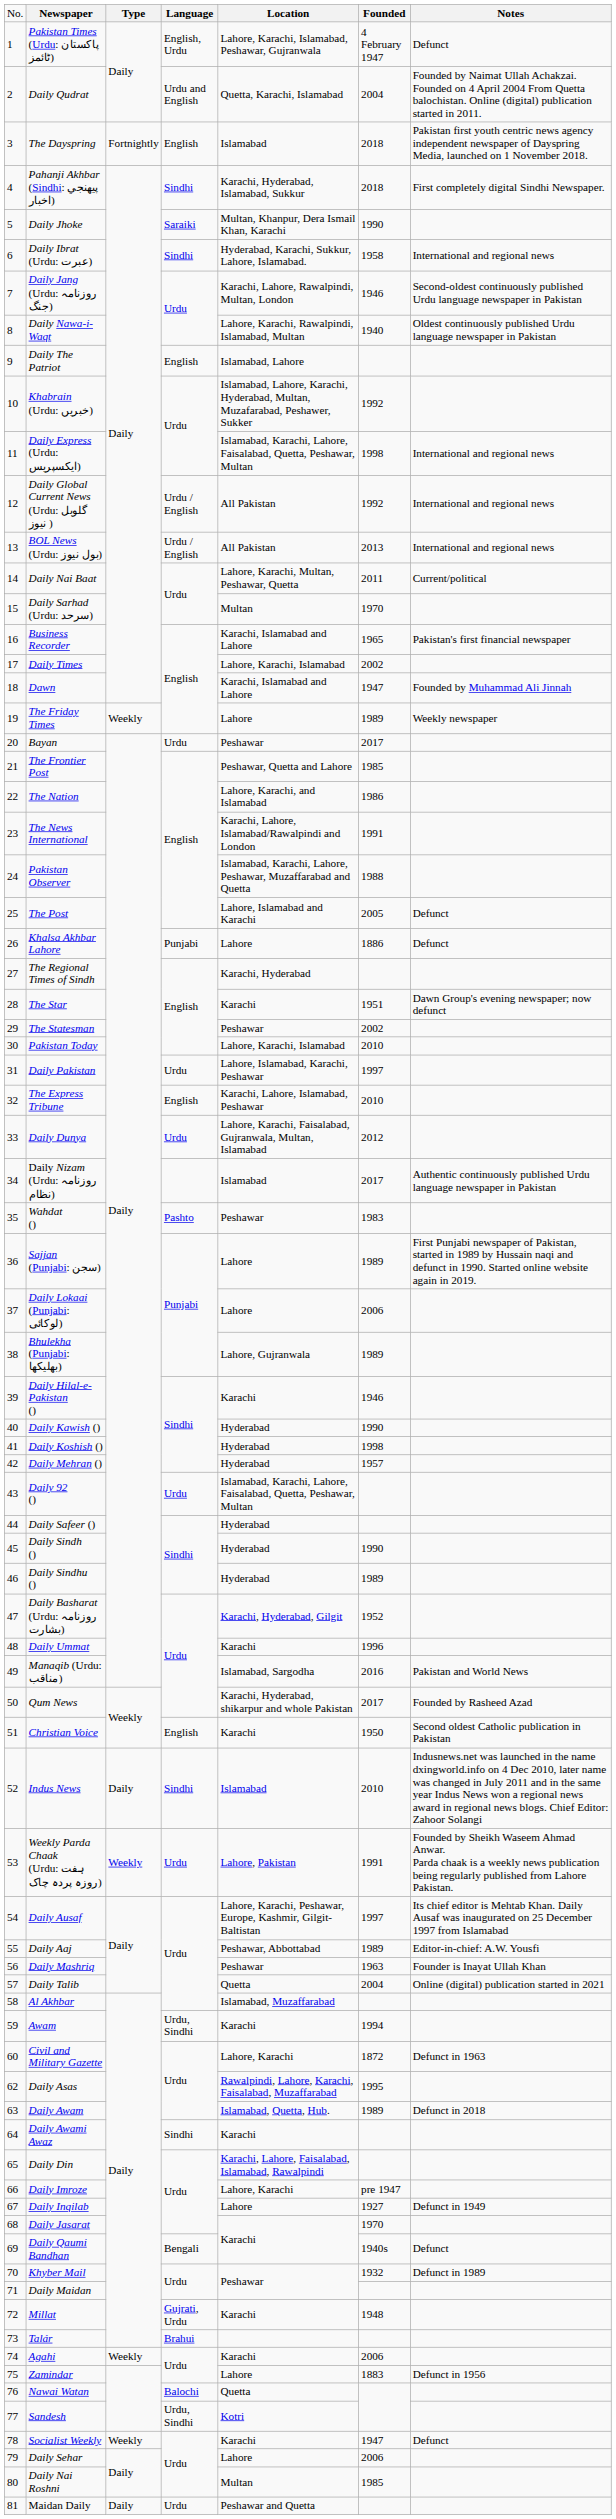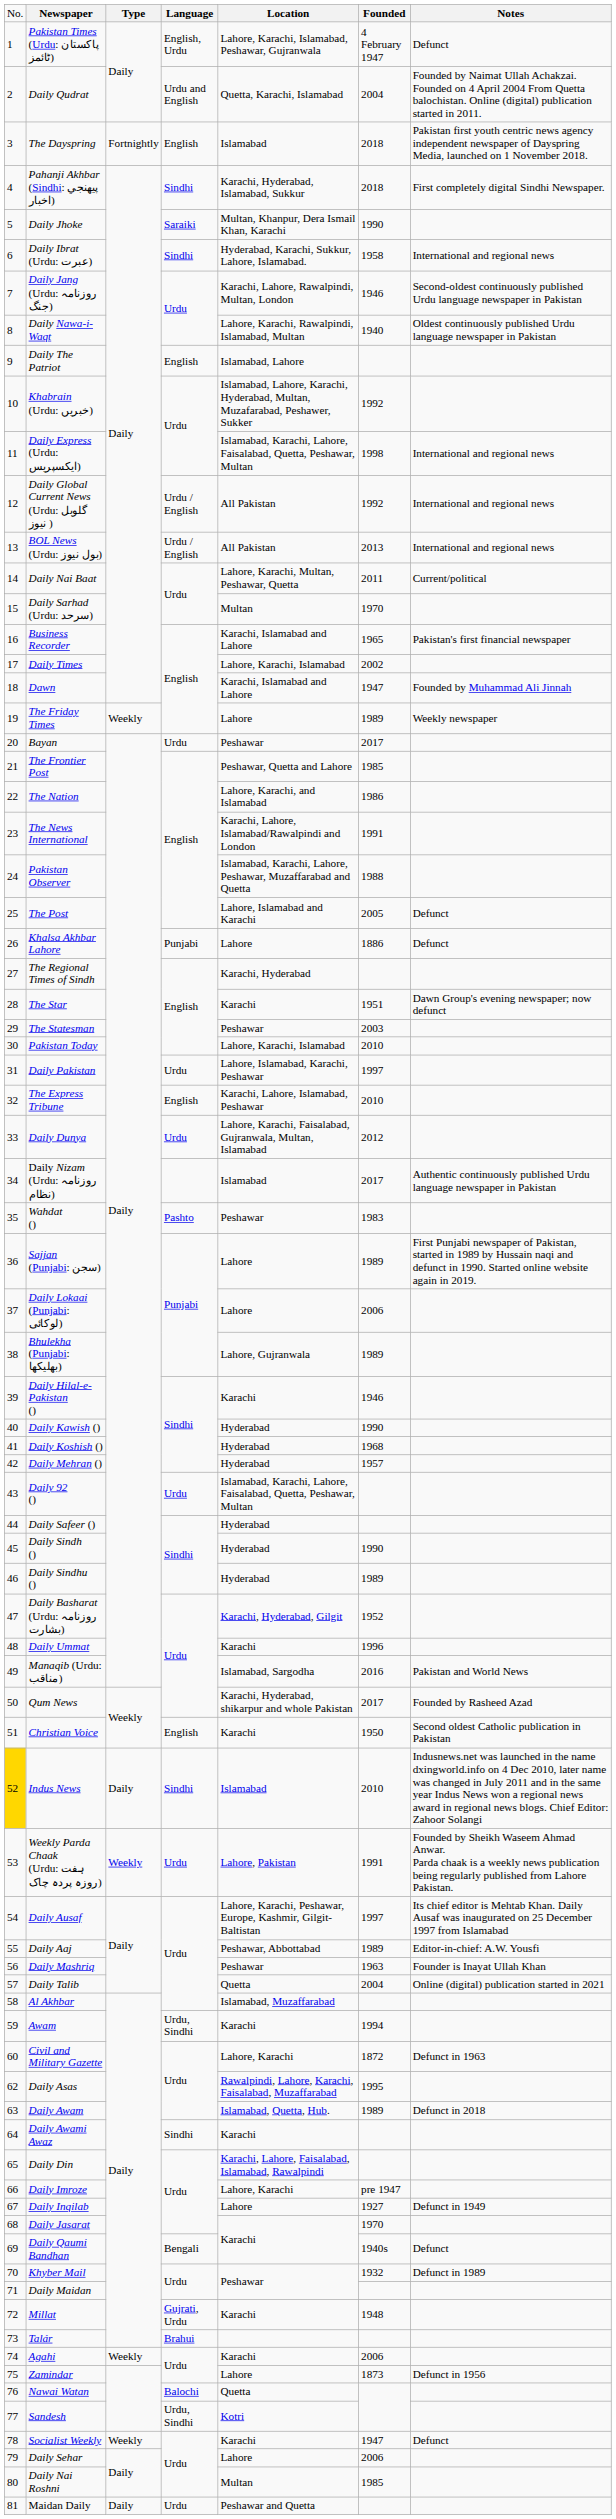(372, 1028) 2002 -> (372, 1028) 2003
(372, 1445) 1998 -> (372, 1445) 1968
(13, 1788) no background -> (13, 1788) gold background
(372, 2374) 1883 -> (372, 2374) 1873
